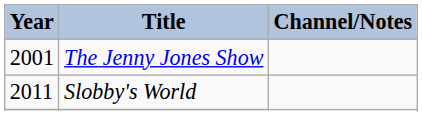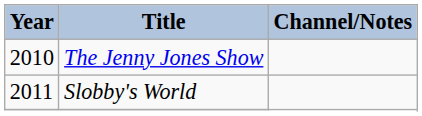(32, 57) 2001 -> (32, 57) 2010
